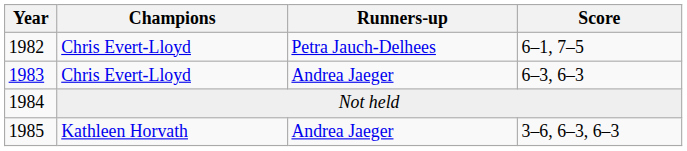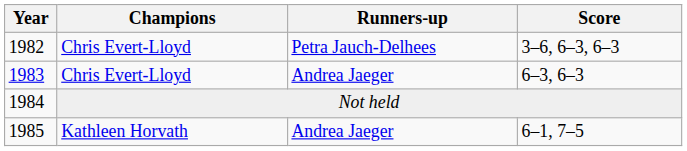(553, 46) 6–1, 7–5 -> (570, 46) 3–6, 6–3, 6–3
(570, 131) 3–6, 6–3, 6–3 -> (553, 131) 6–1, 7–5
